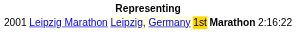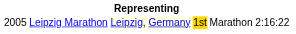(15, 22) 2001 -> (15, 22) 2005
(232, 22) bold -> (231, 22) normal
